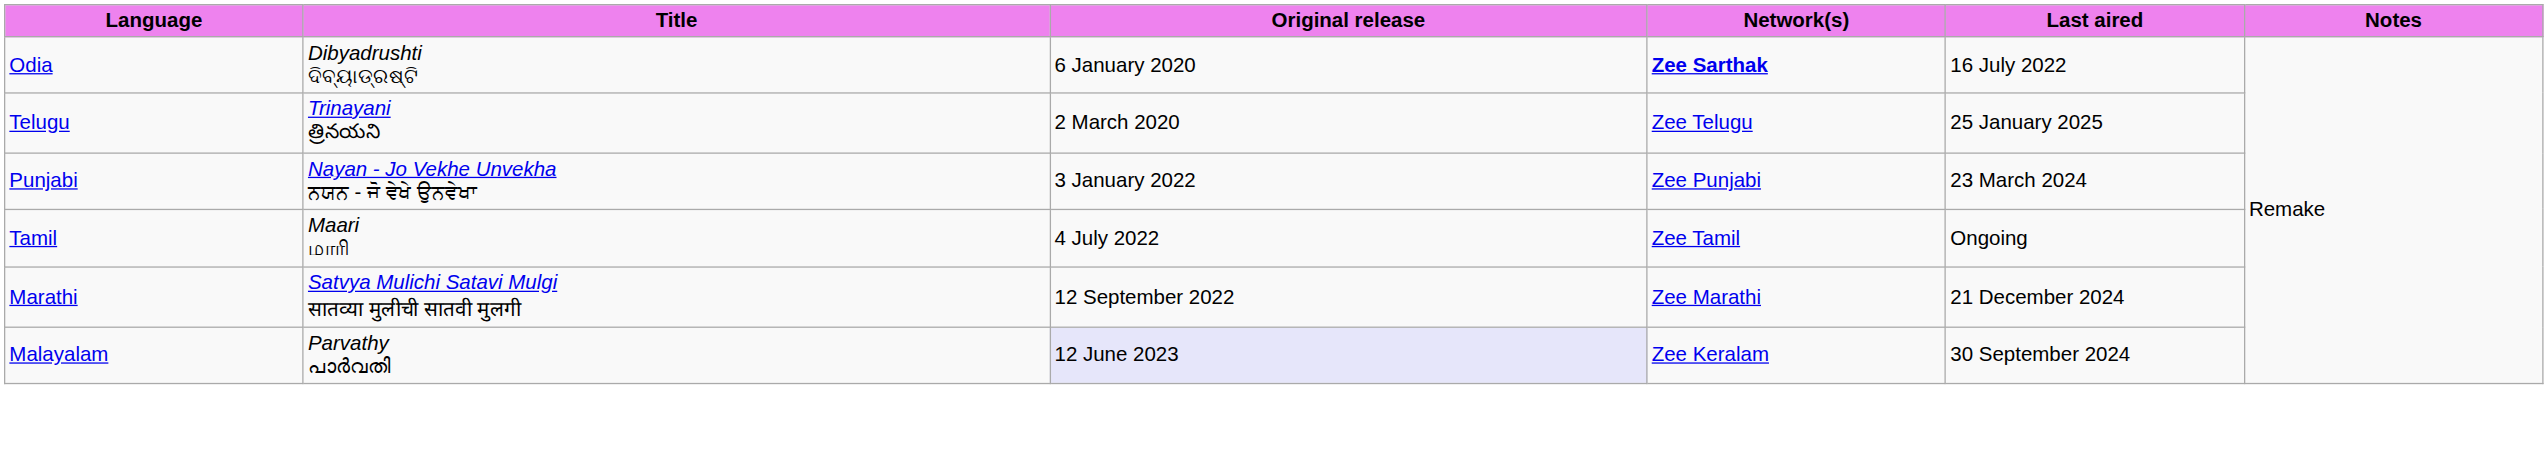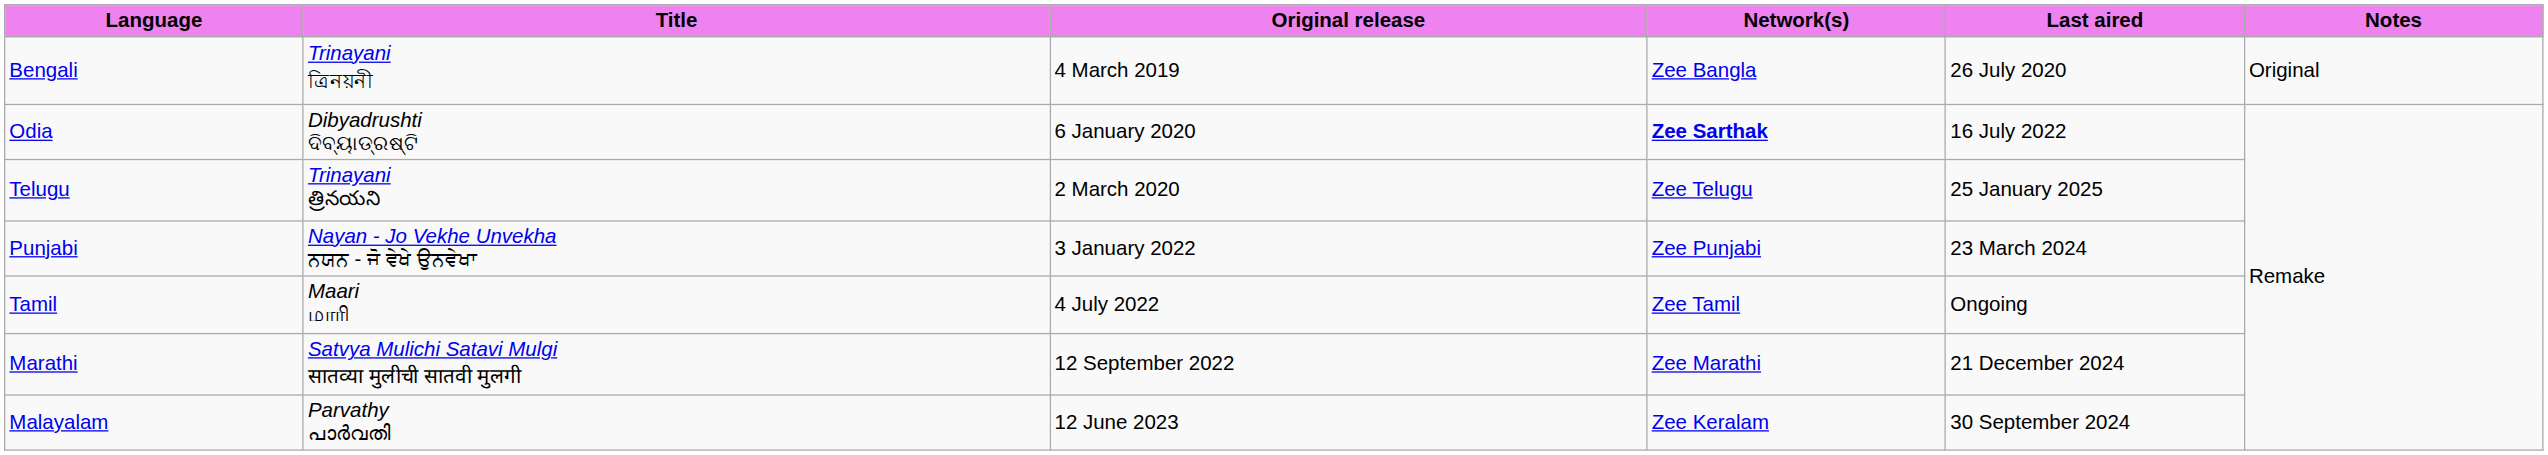+ row: (44, 70)
(1117, 355) lavender background -> (1117, 422) no background
